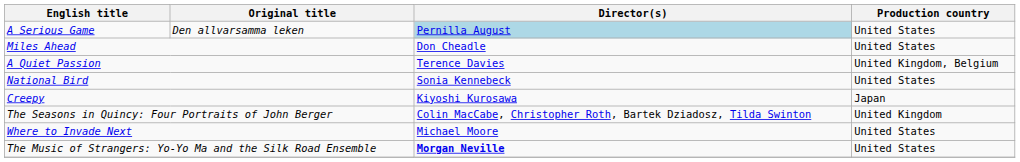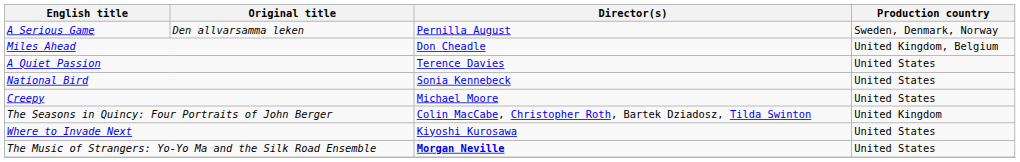(464, 30) lightblue background -> (464, 30) no background
(895, 30) United States -> (926, 30) Sweden, Denmark, Norway
(895, 47) United States -> (926, 47) United Kingdom, Belgium
(926, 64) United Kingdom, Belgium -> (895, 64) United States
(467, 98) Kiyoshi Kurosawa -> (457, 98) Michael Moore
(870, 98) Japan -> (895, 98) United States
(457, 132) Michael Moore -> (467, 132) Kiyoshi Kurosawa
